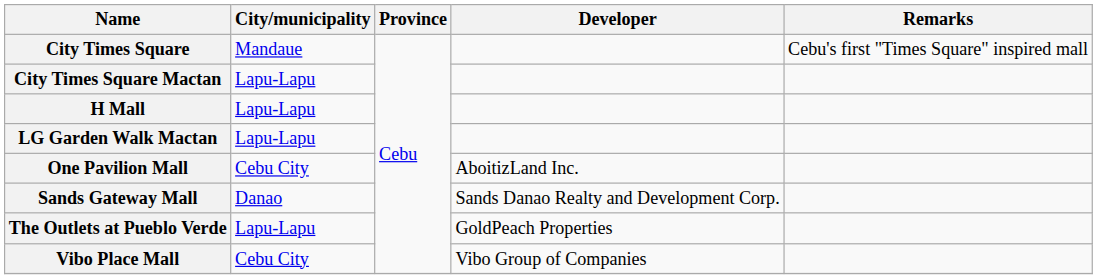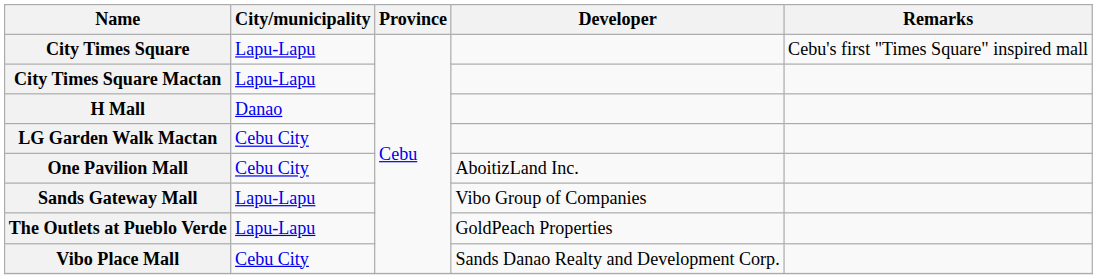(269, 49) Mandaue -> (275, 49) Lapu-Lapu
(275, 109) Lapu-Lapu -> (259, 109) Danao
(275, 138) Lapu-Lapu -> (272, 138) Cebu City
(259, 198) Danao -> (275, 198) Lapu-Lapu
(618, 198) Sands Danao Realty and Development Corp. -> (551, 198) Vibo Group of Companies
(551, 258) Vibo Group of Companies -> (618, 258) Sands Danao Realty and Development Corp.
